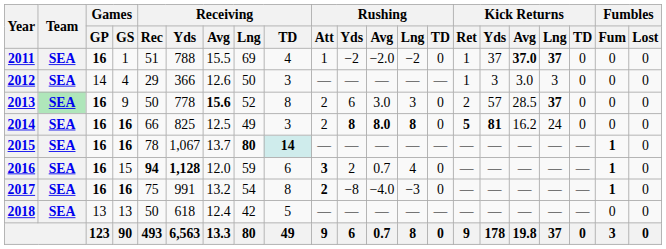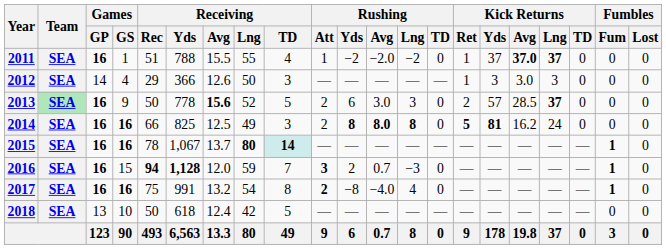(249, 59) 69 -> (249, 59) 55
(288, 102) 8 -> (288, 102) 5
(288, 168) 6 -> (288, 168) 7
(413, 168) 4 -> (413, 168) −3
(413, 189) −3 -> (413, 189) 4
(125, 211) 13 -> (125, 211) 10
